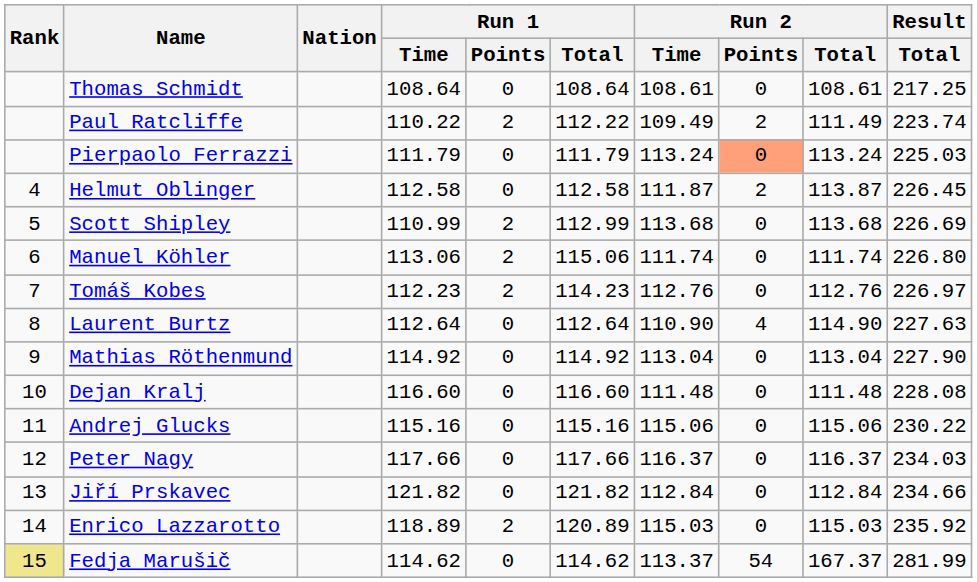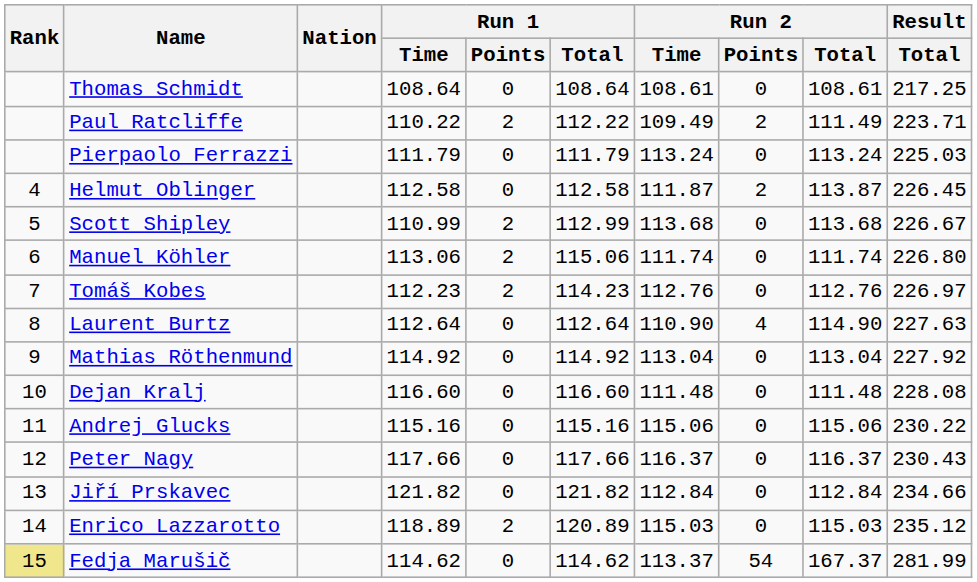(929, 123) 223.74 -> (929, 123) 223.71
(761, 156) lightsalmon background -> (761, 156) no background
(929, 224) 226.69 -> (929, 224) 226.67
(929, 359) 227.90 -> (929, 359) 227.92
(929, 460) 234.03 -> (929, 460) 230.43
(929, 527) 235.92 -> (929, 527) 235.12
